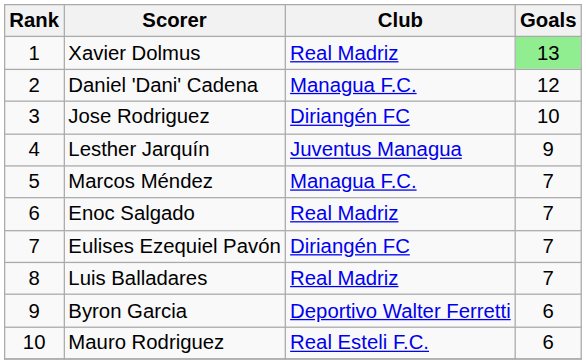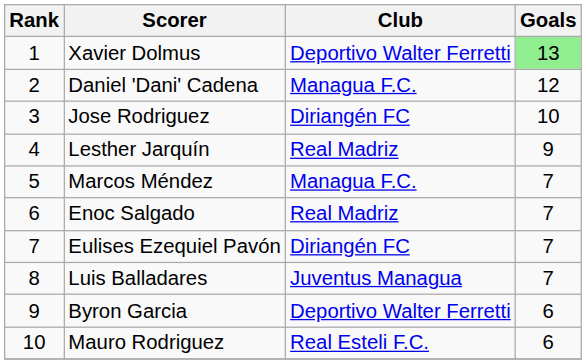(344, 52) Real Madriz -> (400, 52) Deportivo Walter Ferretti
(376, 149) Juventus Managua -> (344, 149) Real Madriz
(344, 278) Real Madriz -> (376, 278) Juventus Managua
